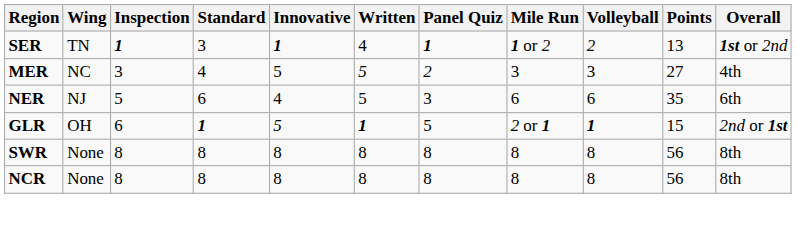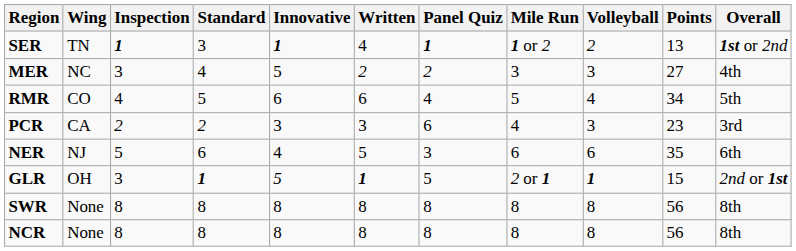(362, 71) 5 -> (362, 71) 2
+ row: (29, 98)
+ row: (26, 125)
(118, 125) 6 -> (118, 179) 3
